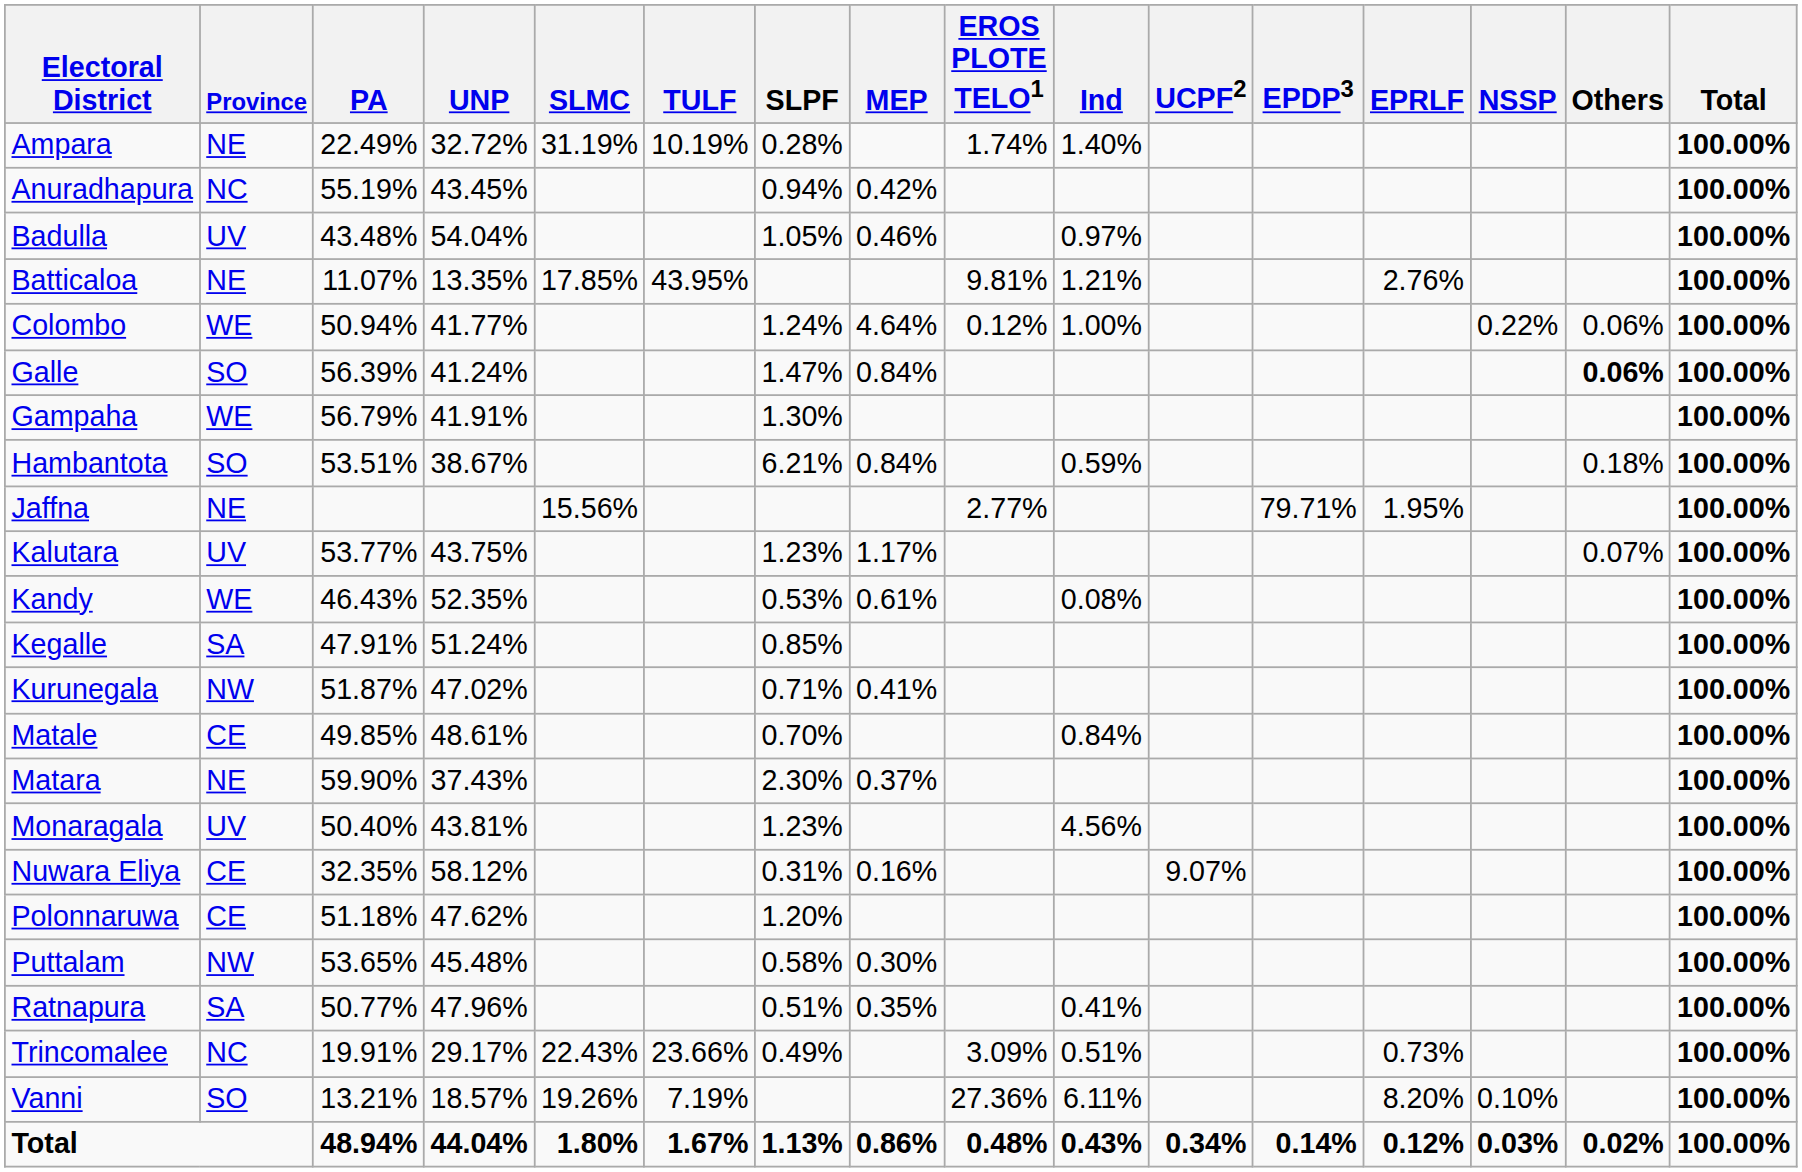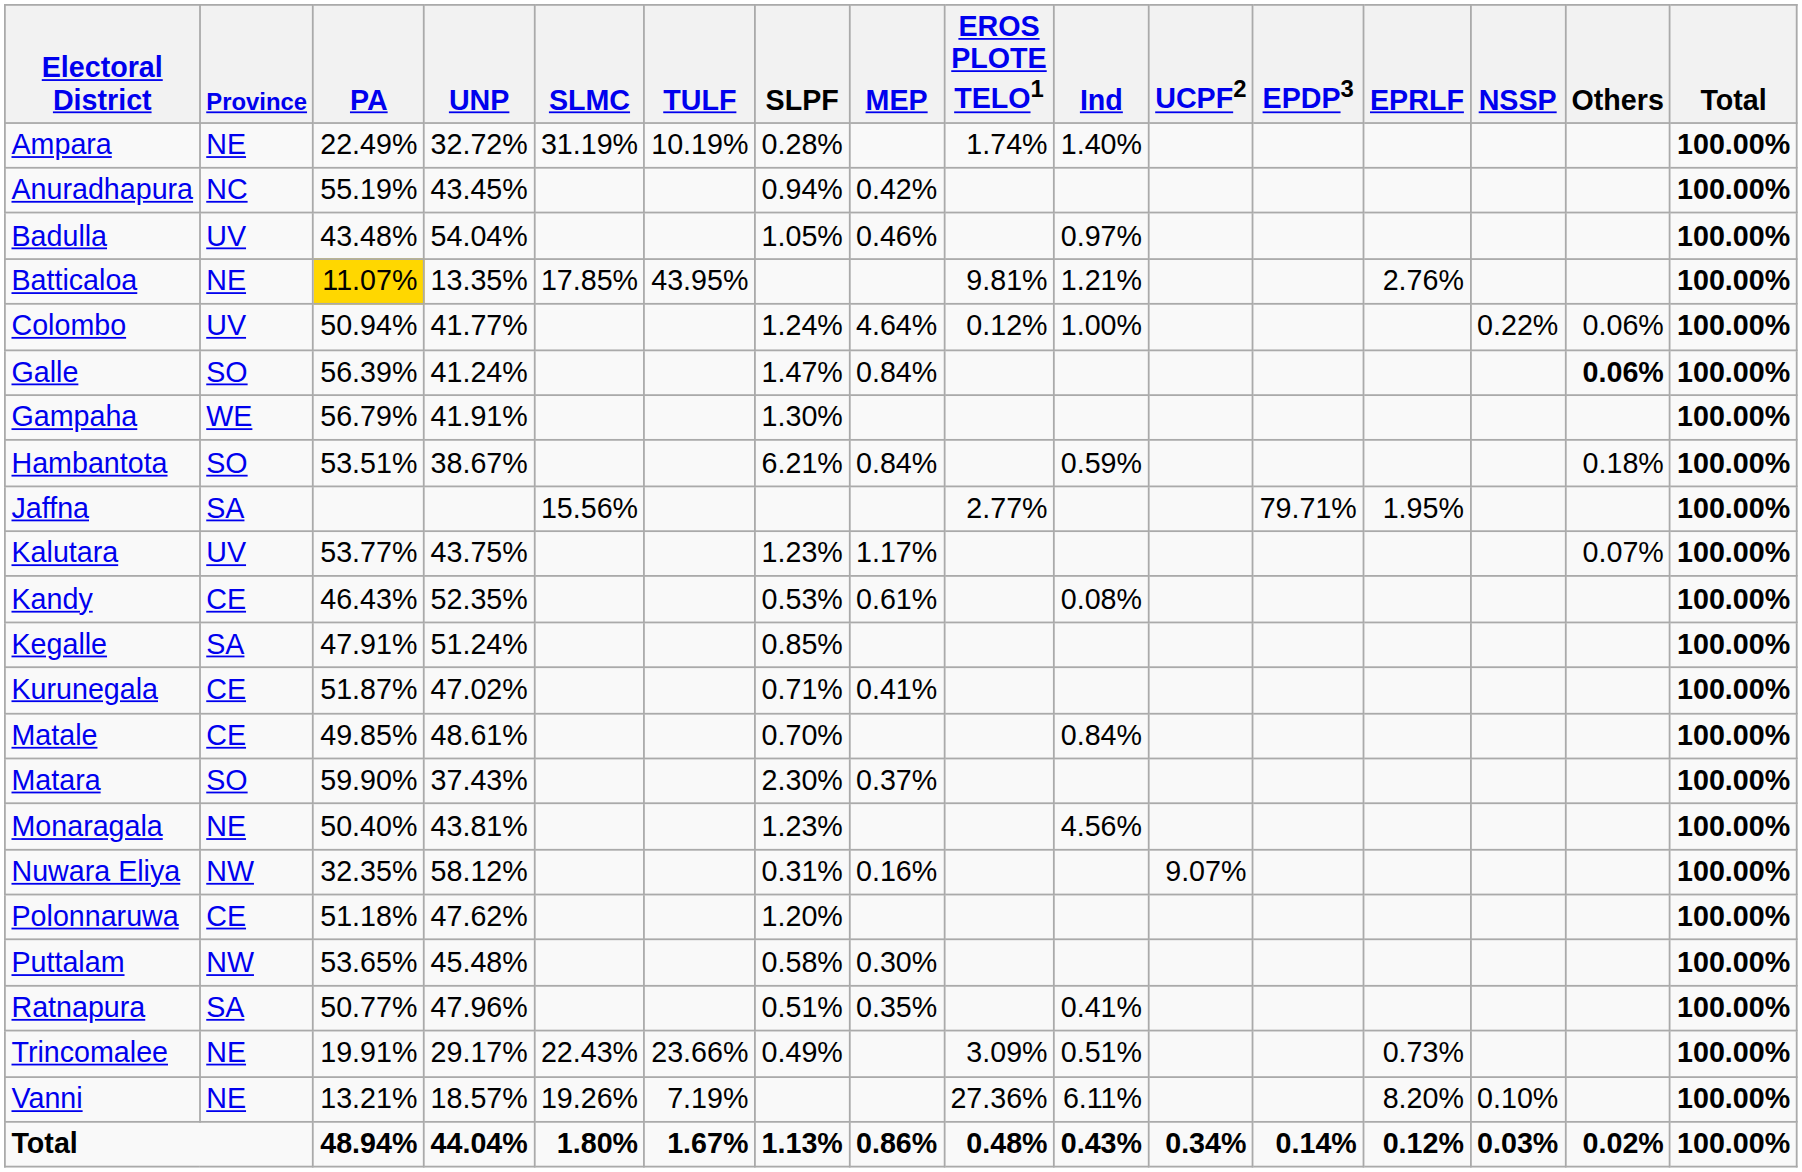(370, 281) no background -> (370, 281) gold background
(229, 326) WE -> (226, 326) UV
(226, 508) NE -> (225, 508) SA
(229, 599) WE -> (226, 599) CE
(230, 689) NW -> (226, 689) CE
(226, 780) NE -> (227, 780) SO
(226, 826) UV -> (226, 826) NE
(226, 871) CE -> (230, 871) NW
(227, 1053) NC -> (226, 1053) NE
(227, 1098) SO -> (226, 1098) NE
